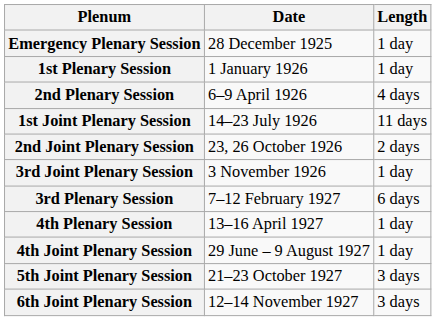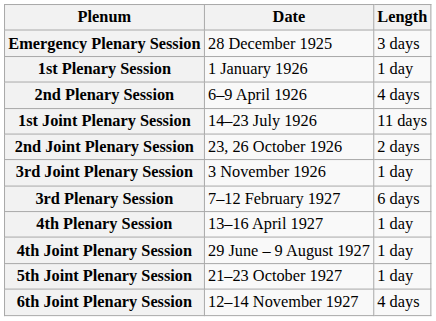(395, 43) 1 day -> (398, 43) 3 days
(398, 276) 3 days -> (395, 276) 1 day
(398, 302) 3 days -> (398, 302) 4 days
